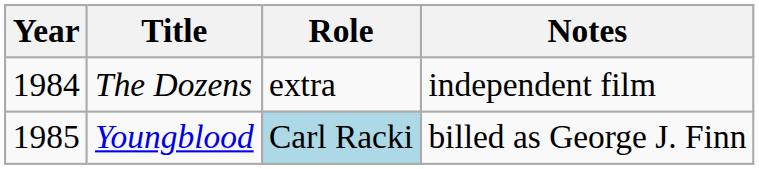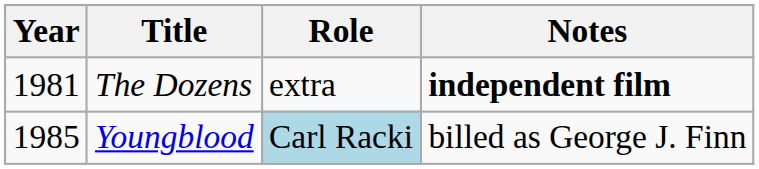(46, 84) 1984 -> (46, 84) 1981
(542, 84) normal -> (550, 84) bold
